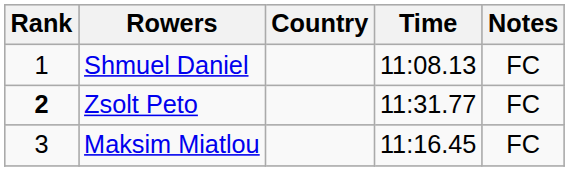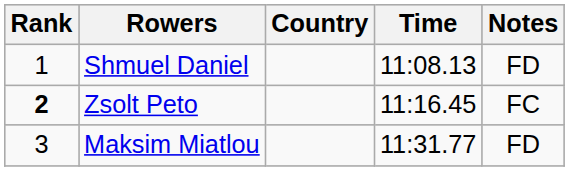(523, 64) FC -> (523, 64) FD
(428, 104) 11:31.77 -> (428, 104) 11:16.45
(428, 144) 11:16.45 -> (428, 144) 11:31.77
(523, 144) FC -> (523, 144) FD
